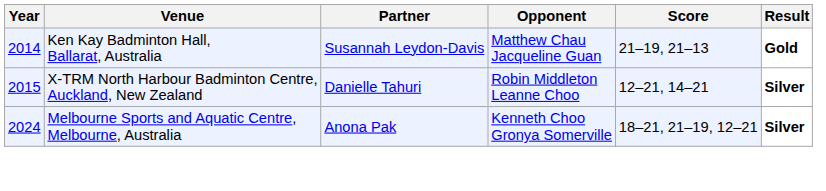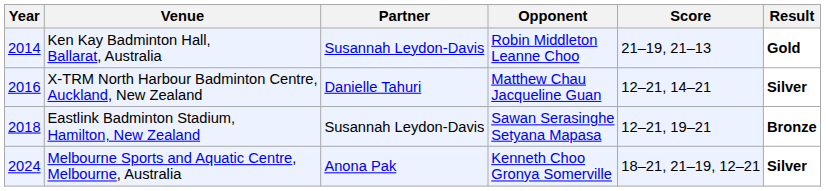(546, 48) Matthew Chau Jacqueline Guan -> (544, 48) Robin Middleton Leanne Choo
(24, 87) 2015 -> (24, 87) 2016
(544, 87) Robin Middleton Leanne Choo -> (546, 87) Matthew Chau Jacqueline Guan
+ row: (141, 127)
